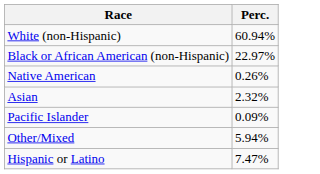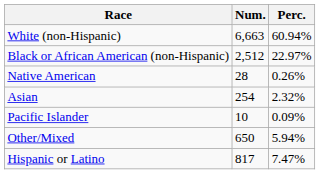+ column: (250, 14)
